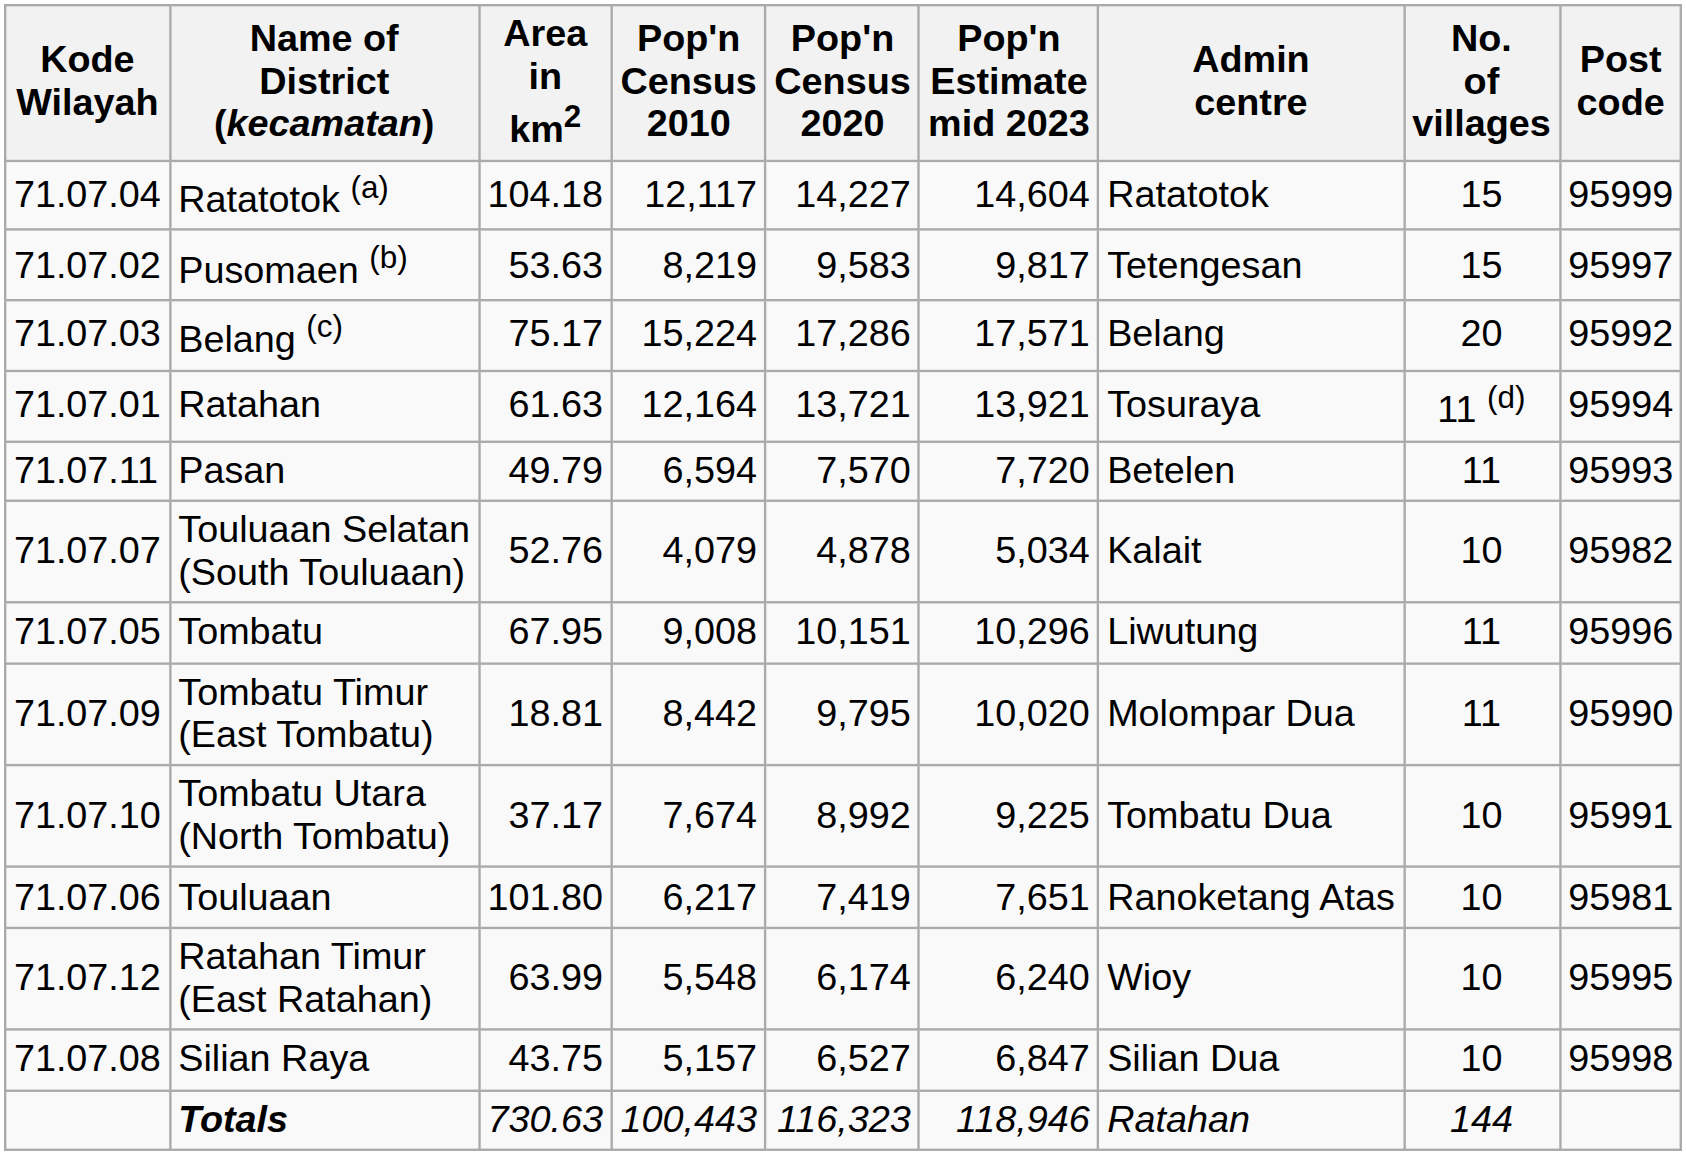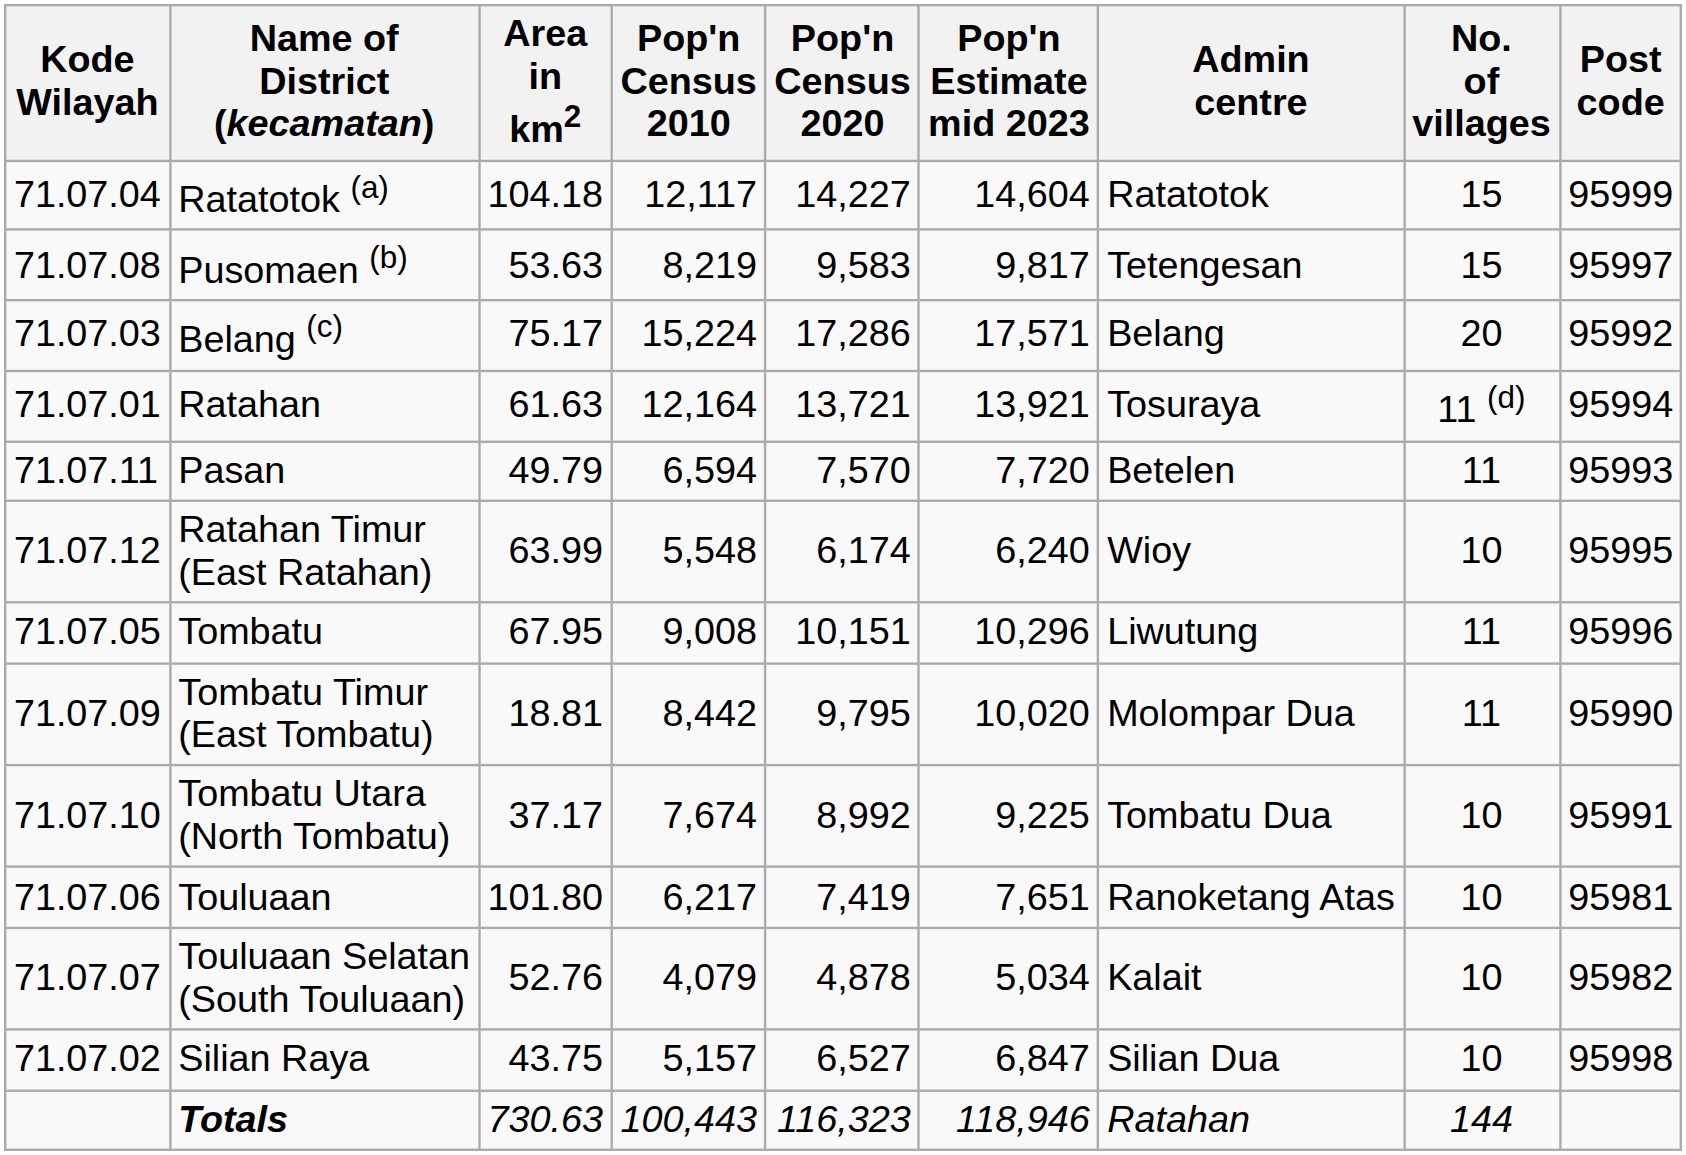(87, 264) 71.07.02 -> (87, 264) 71.07.08
rows swapped: (305, 977) <-> (324, 551)
(87, 1059) 71.07.08 -> (87, 1059) 71.07.02
